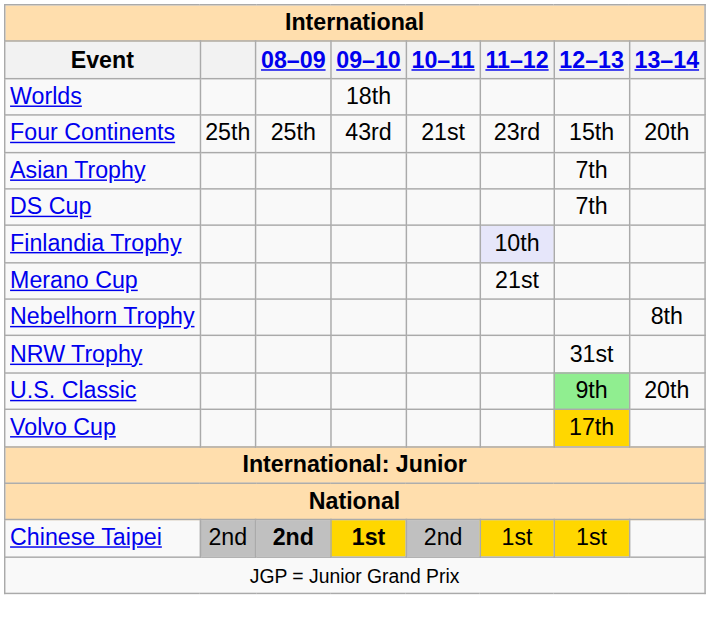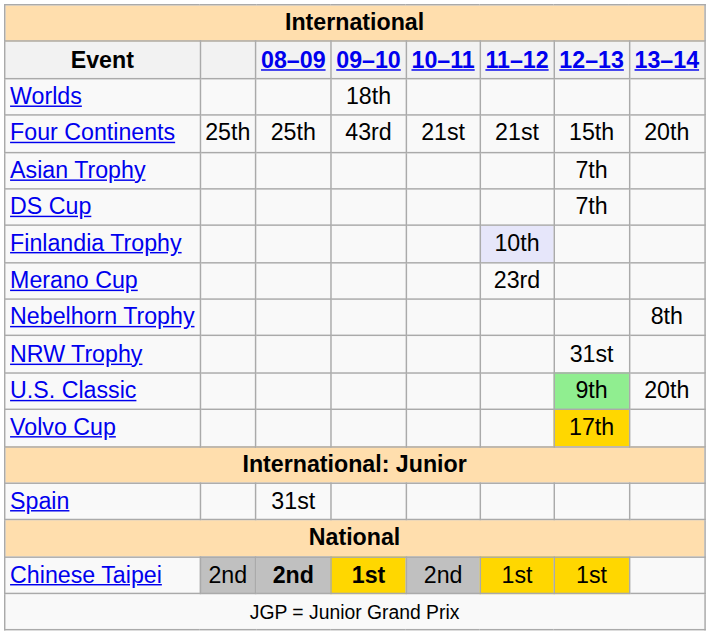(517, 133) 23rd -> (517, 133) 21st
(517, 280) 21st -> (517, 280) 23rd
+ row: (40, 501)
